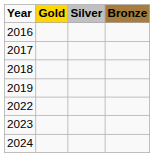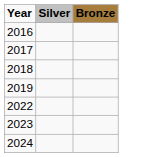- column: (52, 13)
